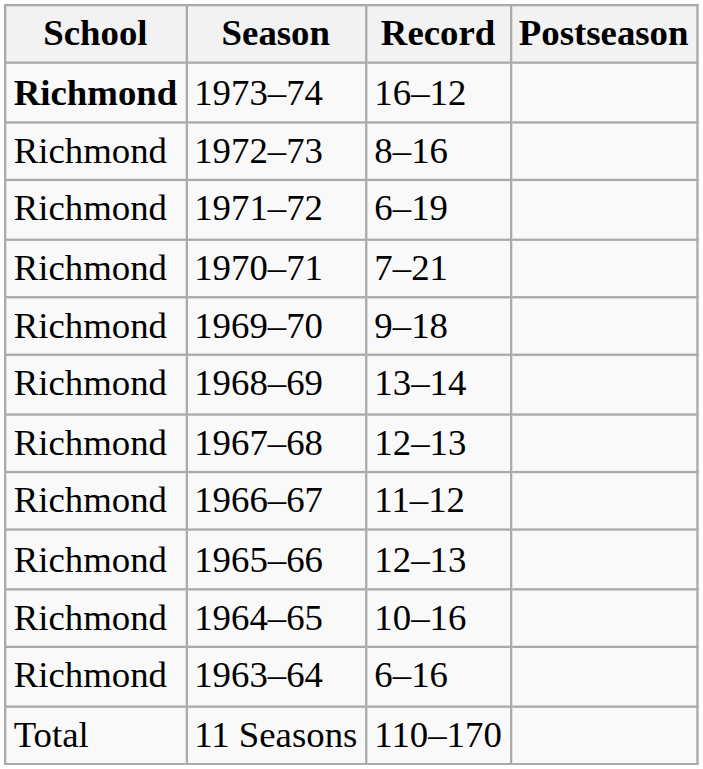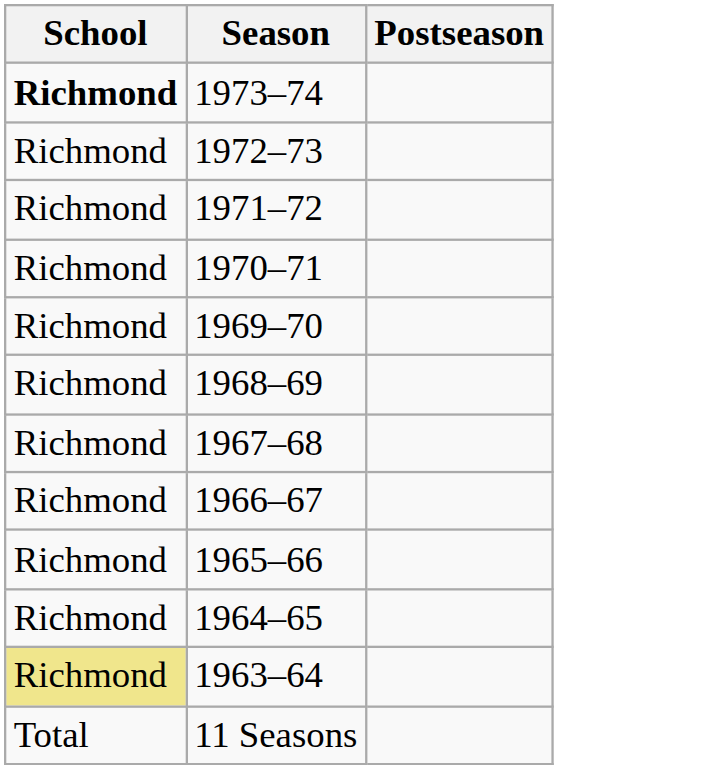- column: (438, 33)
(90, 675) no background -> (90, 675) khaki background
